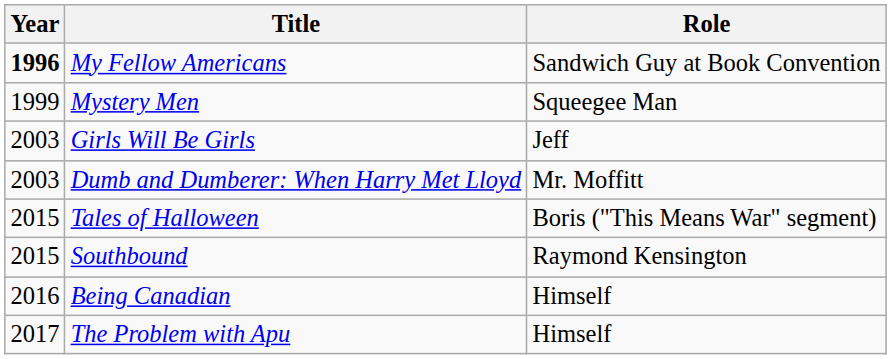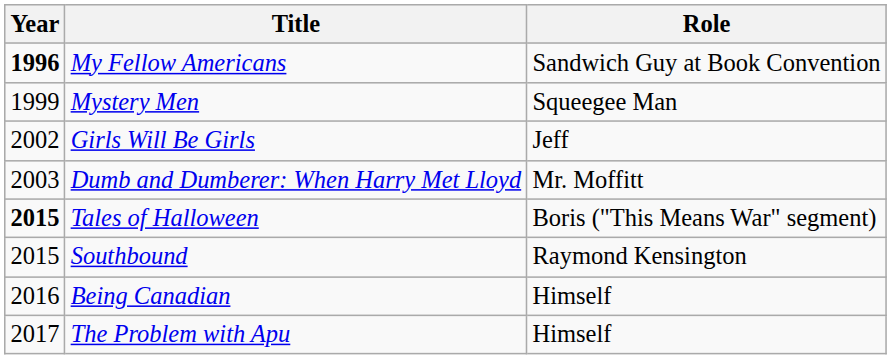(35, 140) 2003 -> (35, 140) 2002
(35, 218) normal -> (35, 218) bold
